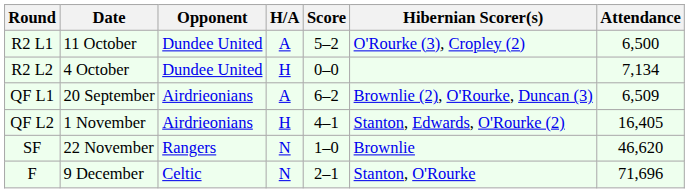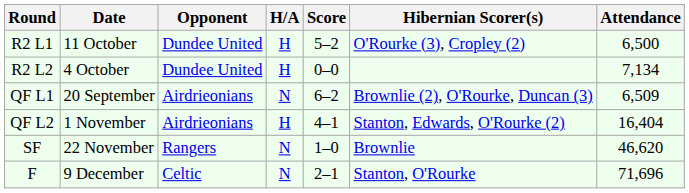(285, 43) A -> (285, 43) H
(285, 95) A -> (285, 95) N
(641, 122) 16,405 -> (641, 122) 16,404
